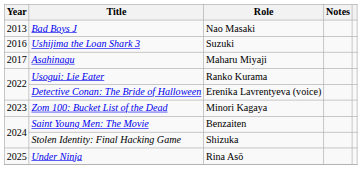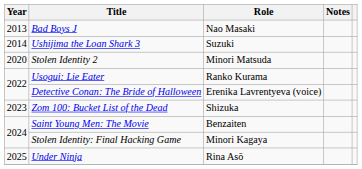(17, 44) 2016 -> (17, 44) 2014
- row: (53, 60)
+ row: (64, 60)
(237, 108) Minori Kagaya -> (222, 108) Shizuka
(222, 140) Shizuka -> (237, 140) Minori Kagaya
